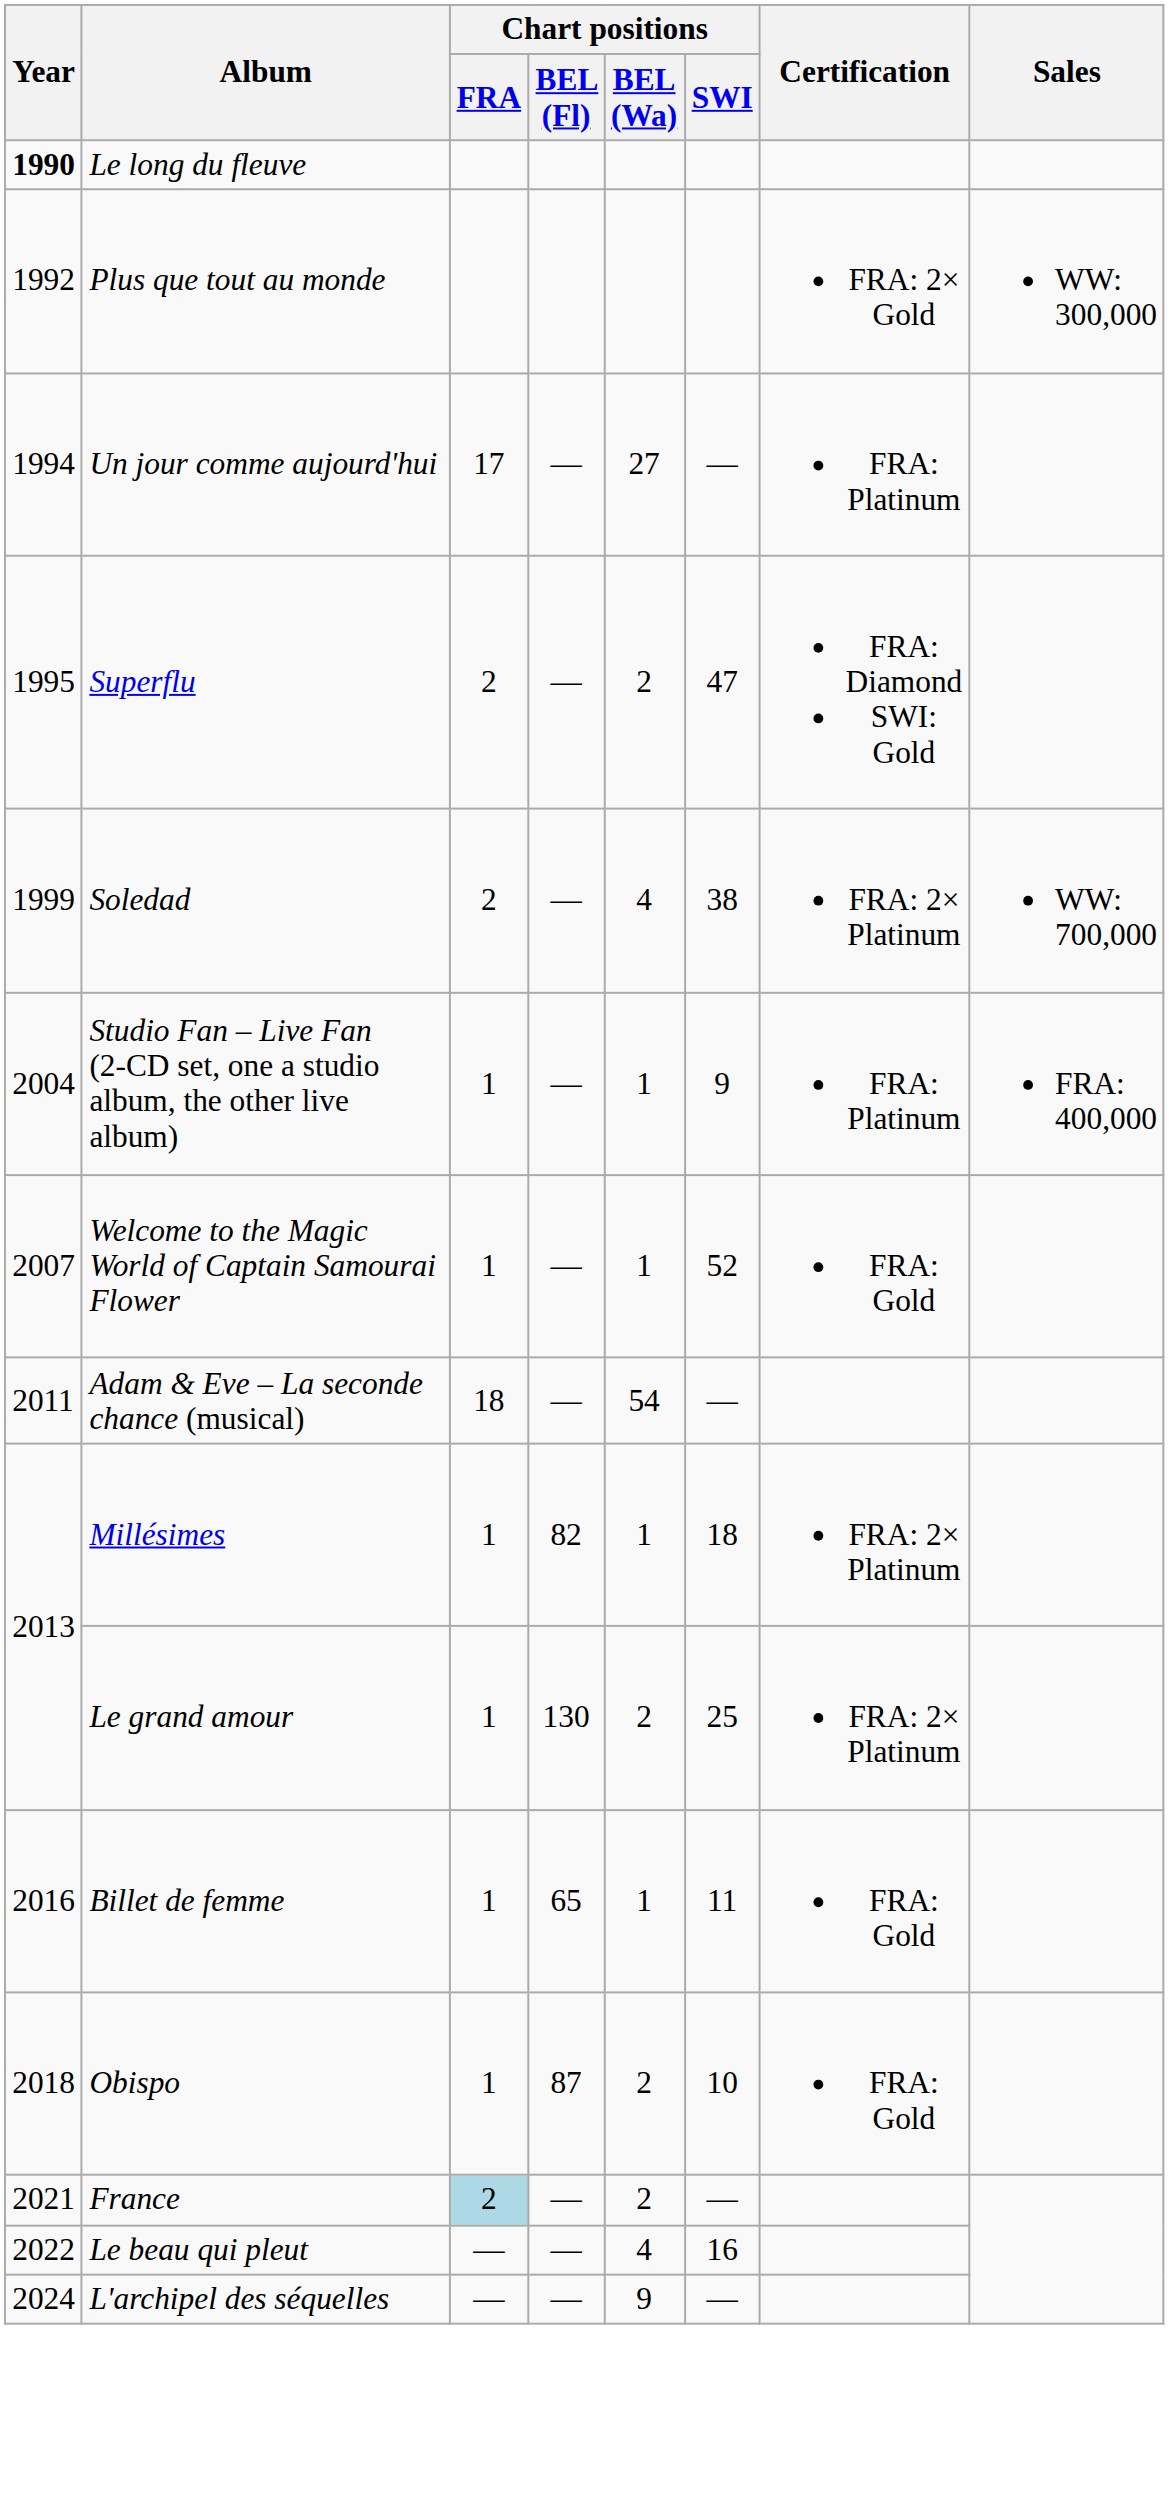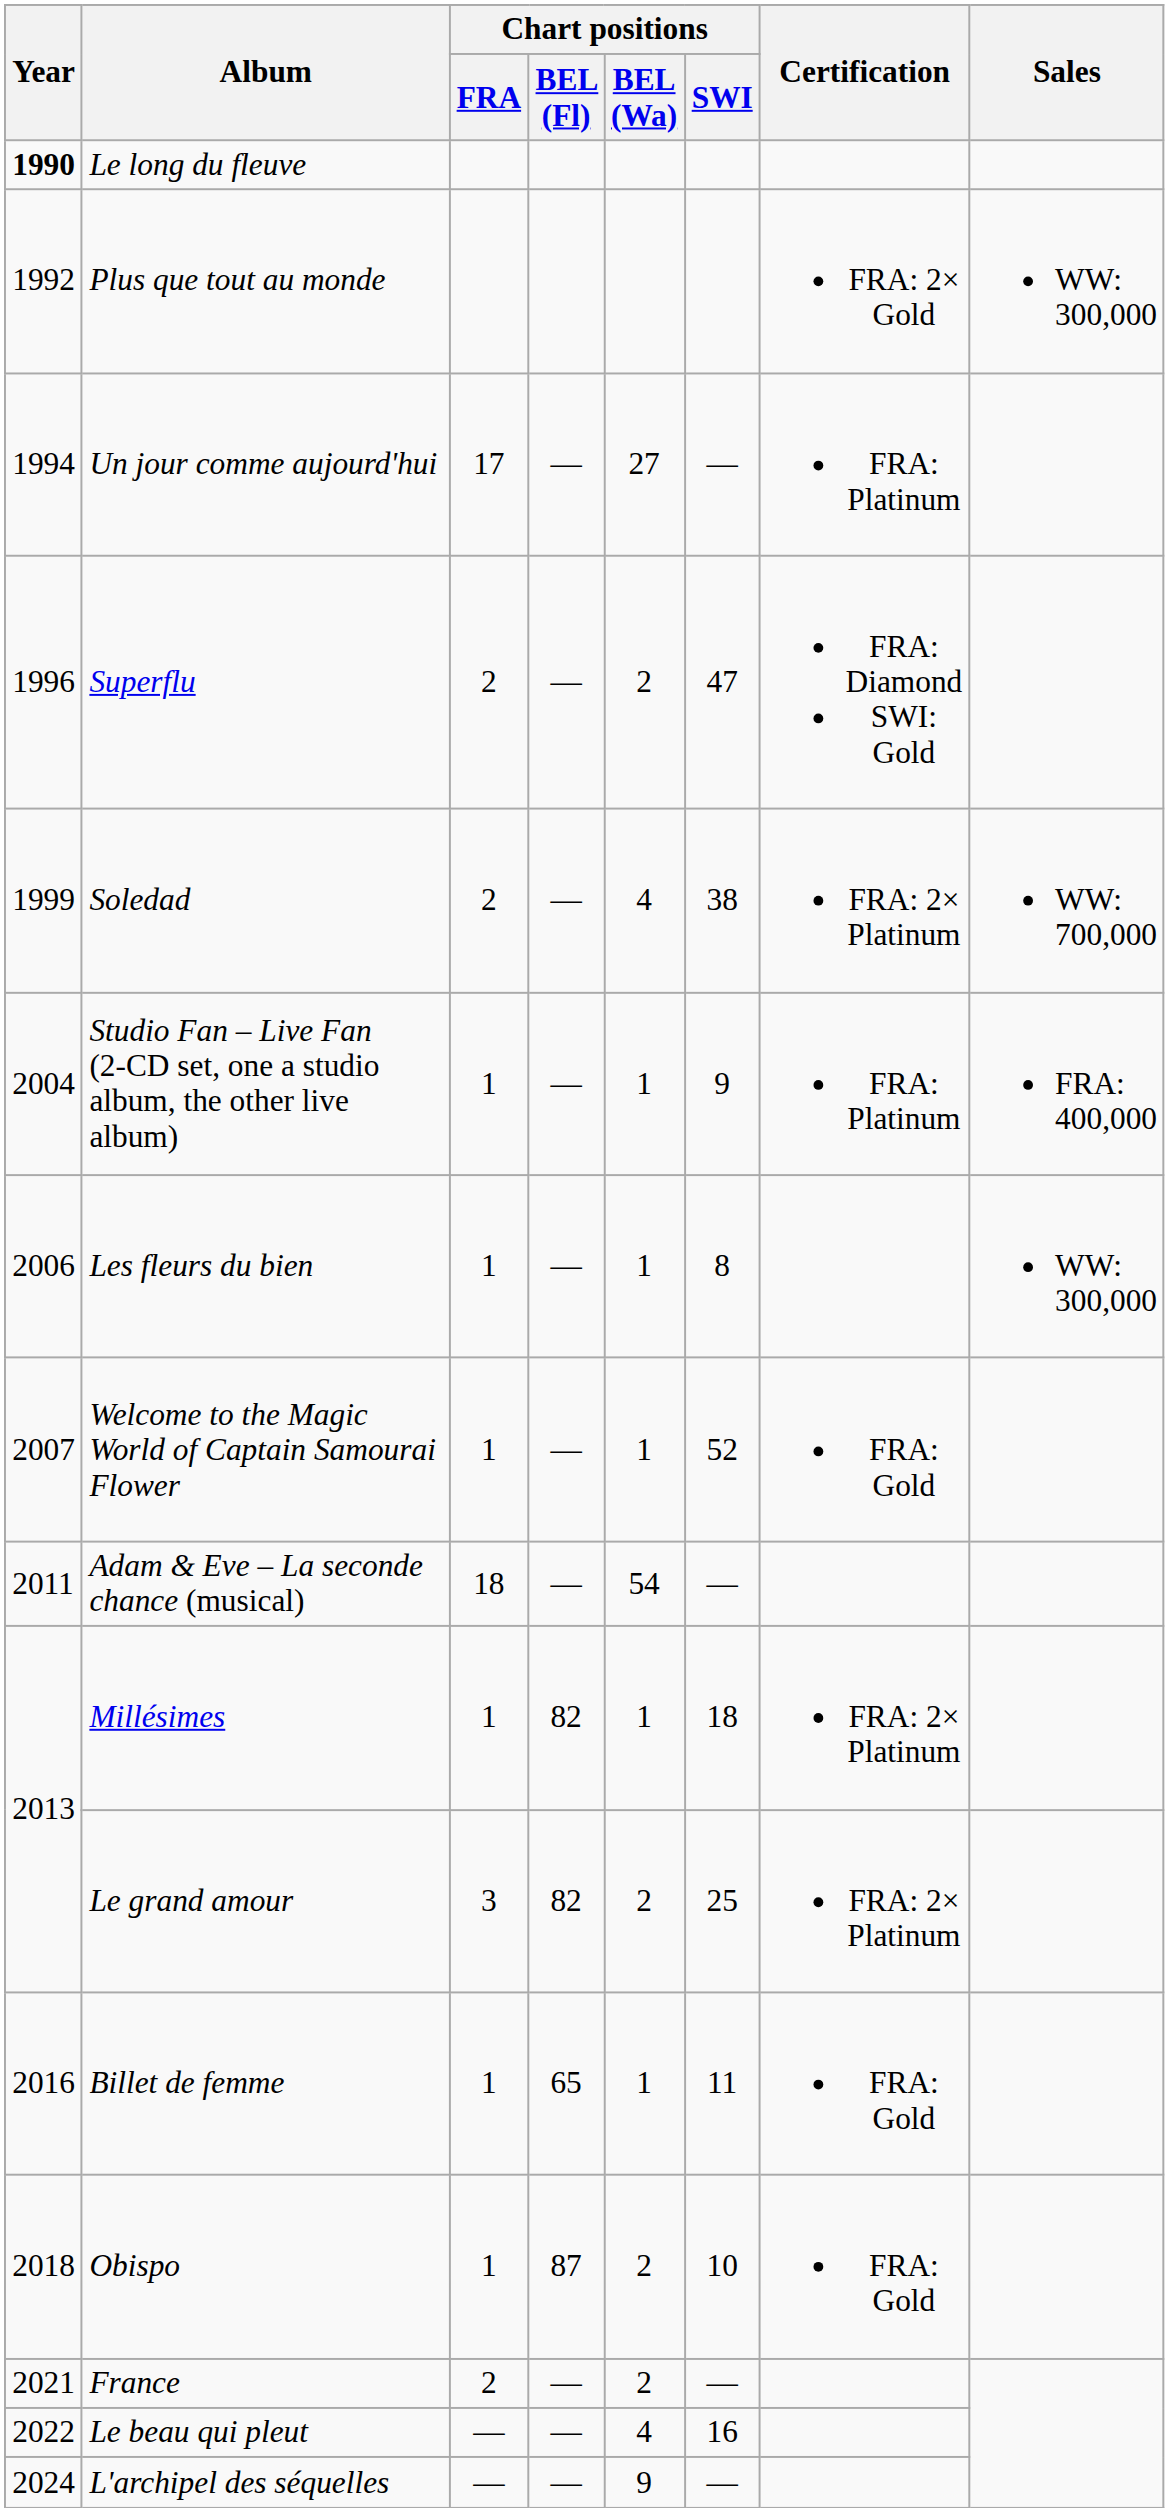(44, 681) 1995 -> (44, 681) 1996
+ row: (201, 1266)
(489, 1717) 1 -> (489, 1900) 3
(566, 1717) 130 -> (566, 1900) 82
(489, 2199) lightblue background -> (489, 2382) no background
